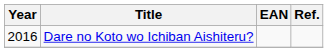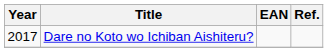(22, 36) 2016 -> (22, 36) 2017
